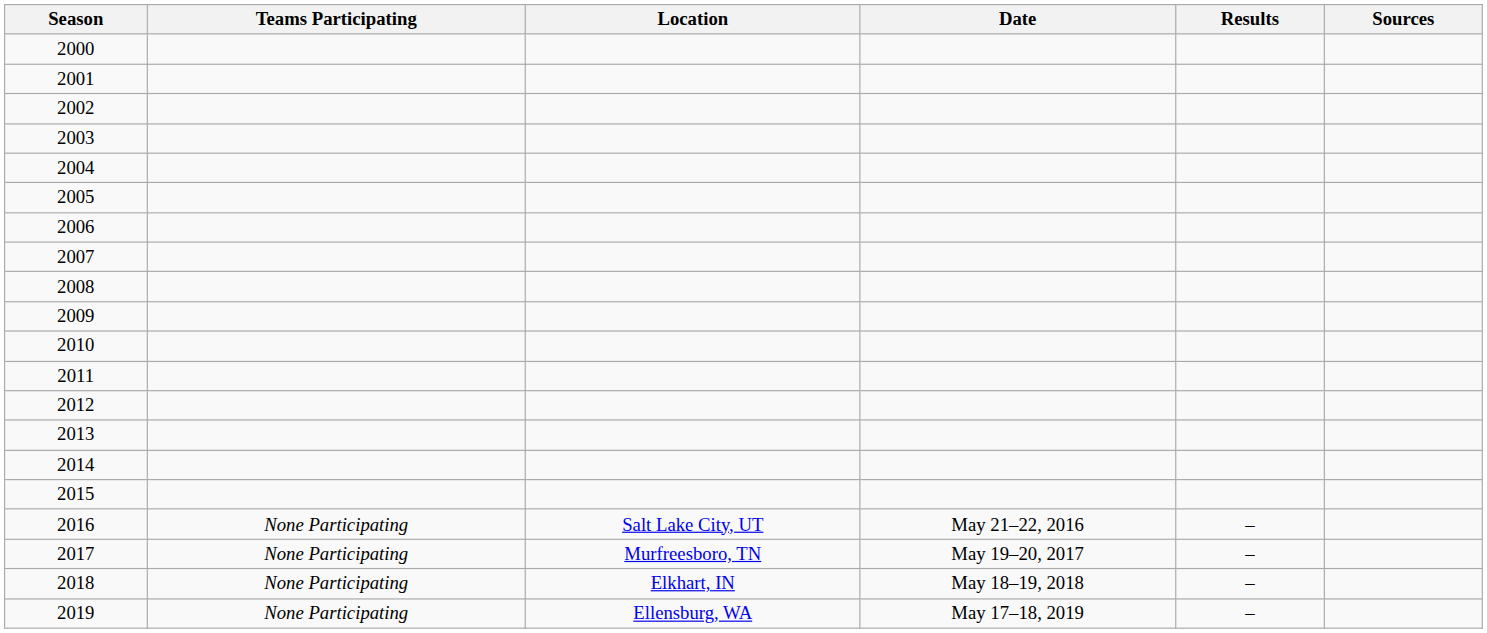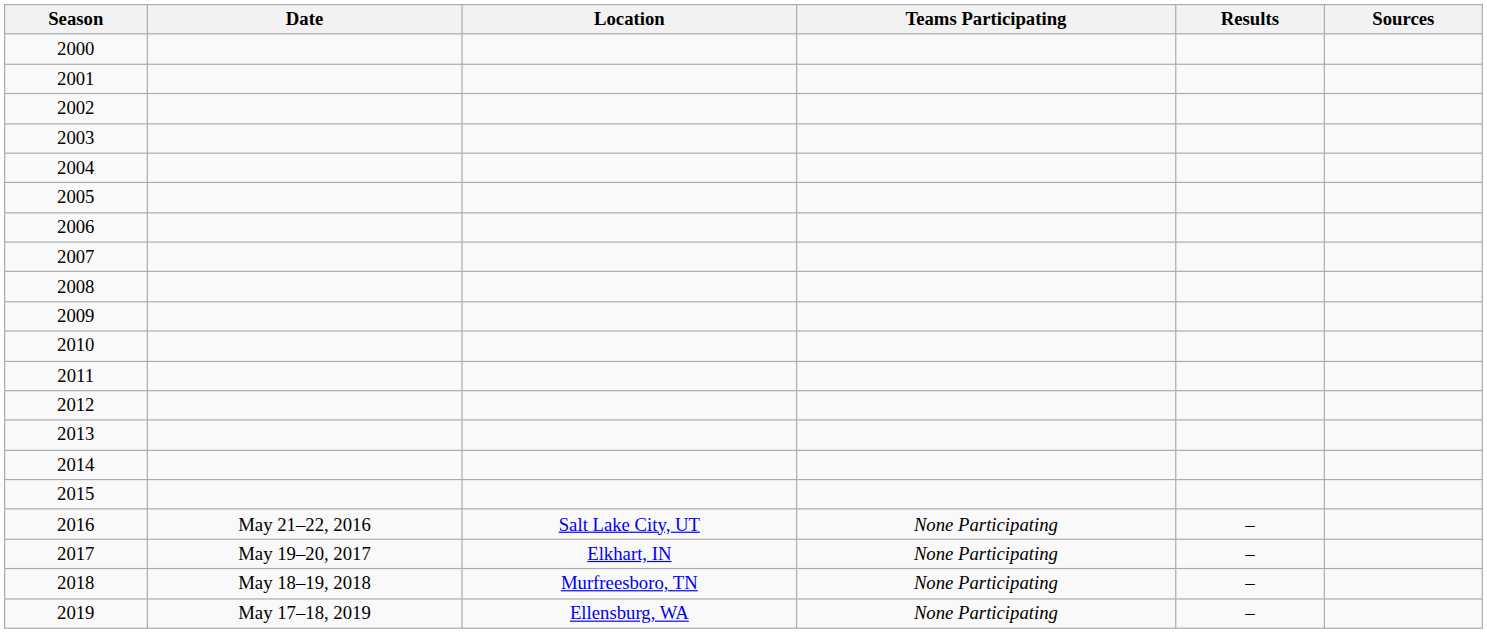columns swapped: (1018, 19) <-> (336, 19)
(693, 553) Murfreesboro, TN -> (629, 553) Elkhart, IN
(693, 583) Elkhart, IN -> (629, 583) Murfreesboro, TN
